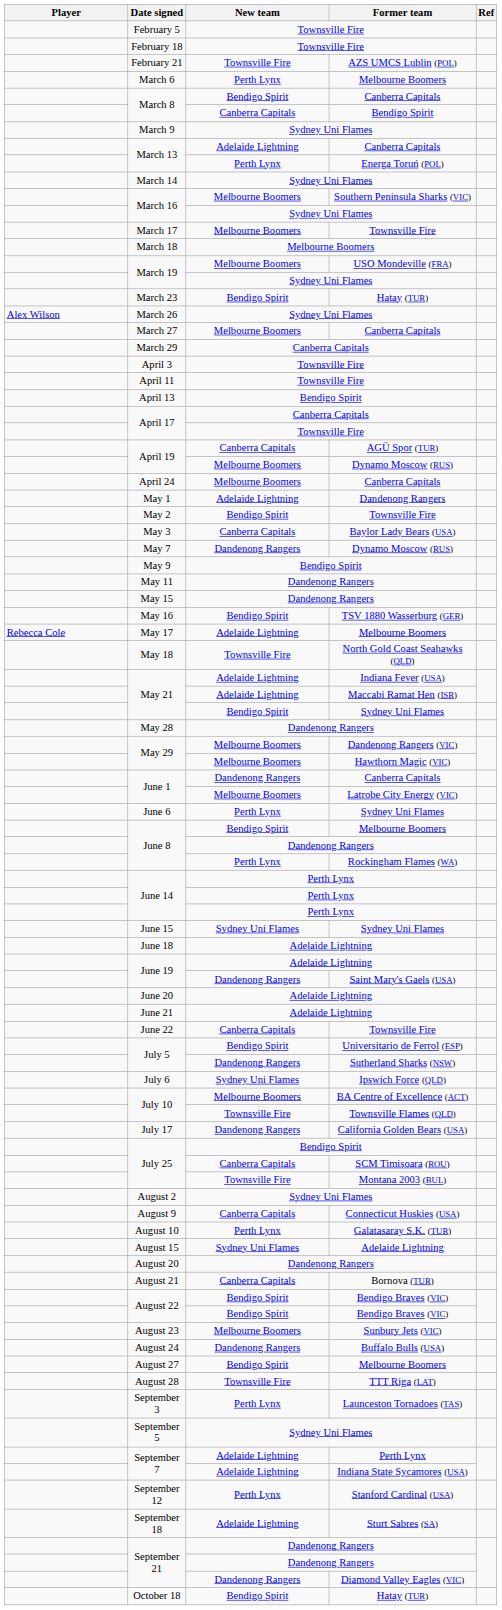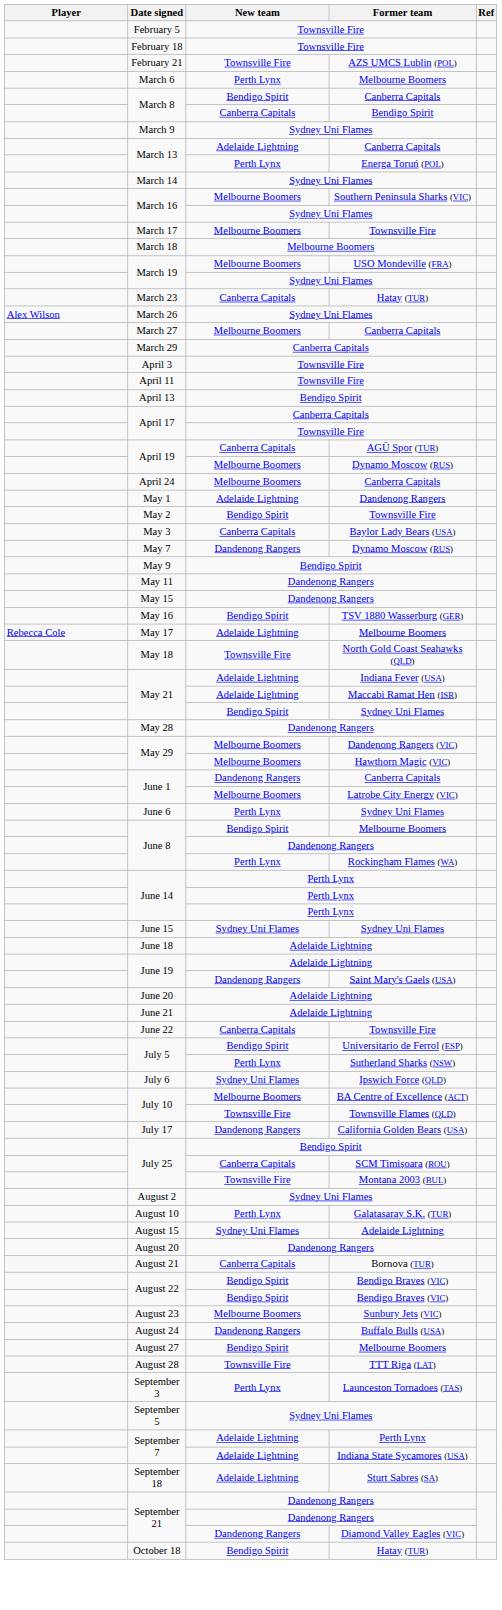(257, 297) Bendigo Spirit -> (257, 297) Canberra Capitals
(257, 1063) Dandenong Rangers -> (257, 1063) Perth Lynx
- row: (157, 1213)
- row: (157, 1494)
